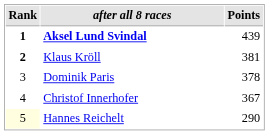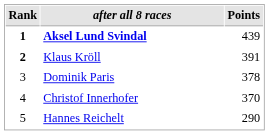(251, 57) 381 -> (251, 57) 391
(251, 98) 367 -> (251, 98) 370
(23, 118) lightyellow background -> (23, 118) no background
